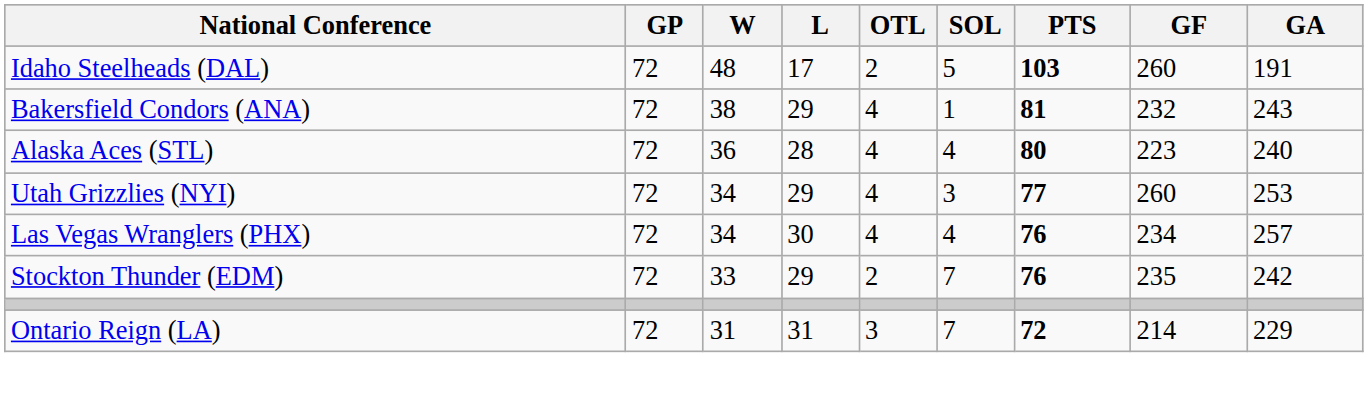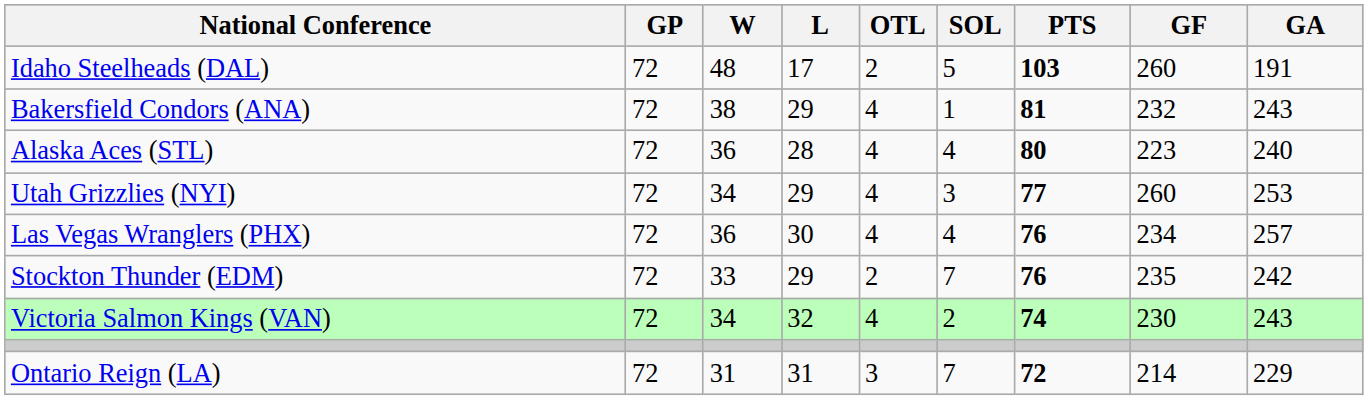(723, 234) 34 -> (723, 234) 36
+ row: (171, 318)
